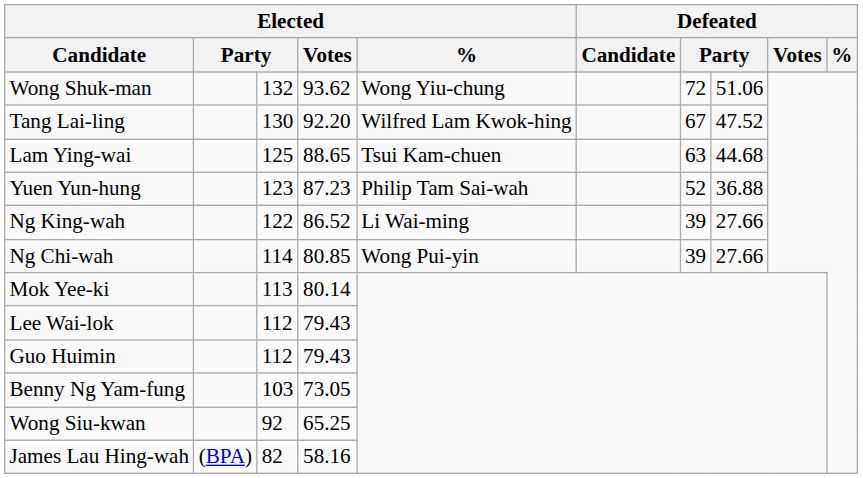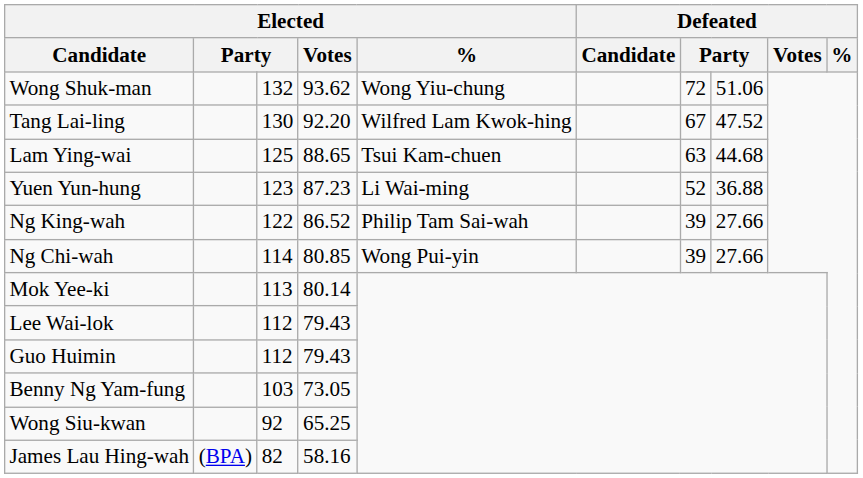(445, 188) Philip Tam Sai-wah -> (415, 188) Li Wai-ming
(415, 222) Li Wai-ming -> (445, 222) Philip Tam Sai-wah
